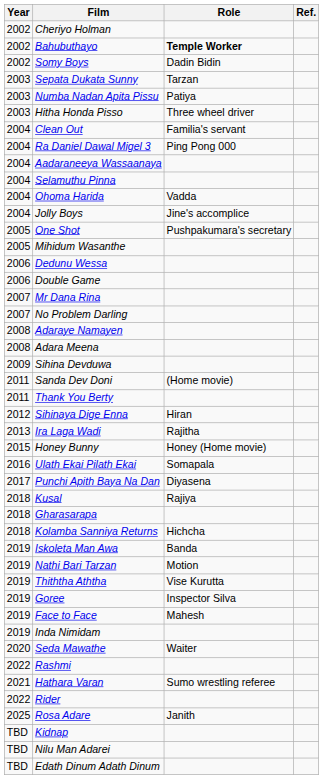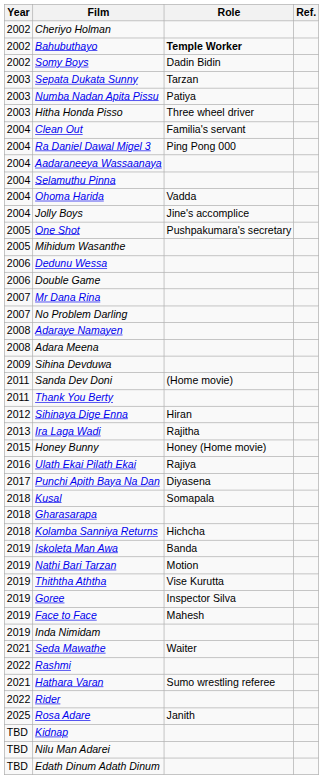(190, 465) Somapala -> (181, 465) Rajiya
(181, 498) Rajiya -> (190, 498) Somapala
(19, 649) 2020 -> (19, 649) 2021
